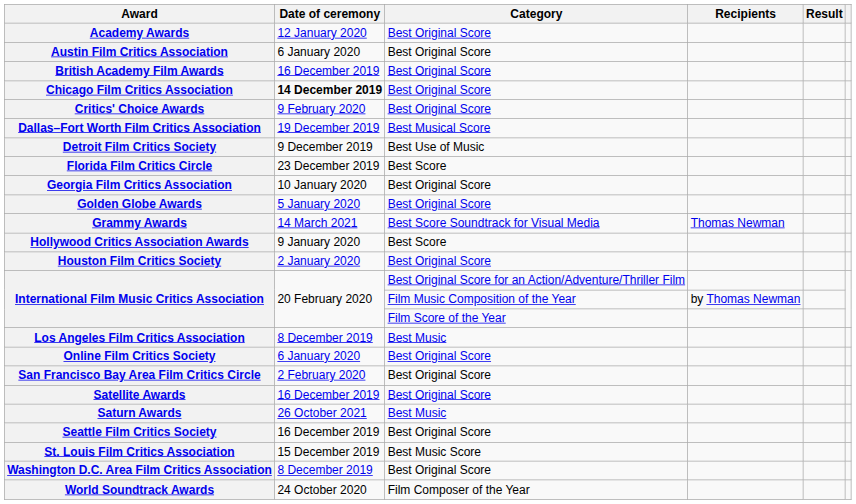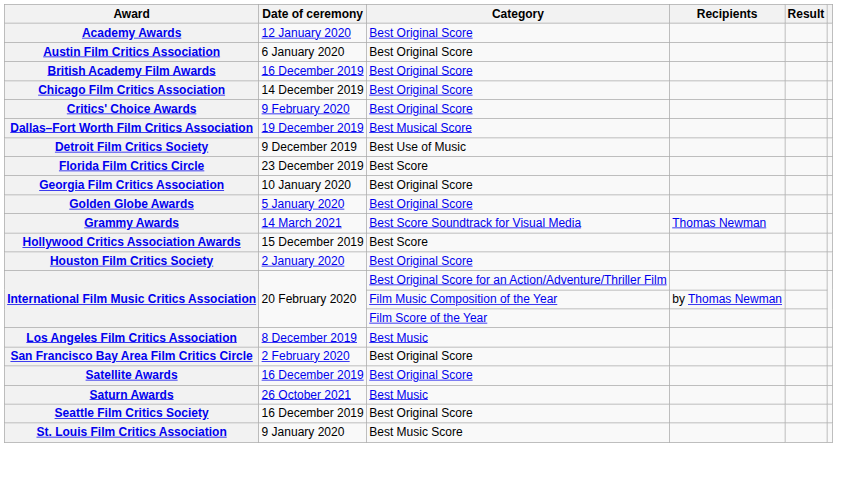(330, 90) bold -> (313, 90) normal
(319, 242) 9 January 2020 -> (313, 242) 15 December 2019
- row: (139, 356)
(328, 451) 15 December 2019 -> (303, 432) 9 January 2020
- row: (139, 470)
- row: (139, 489)
